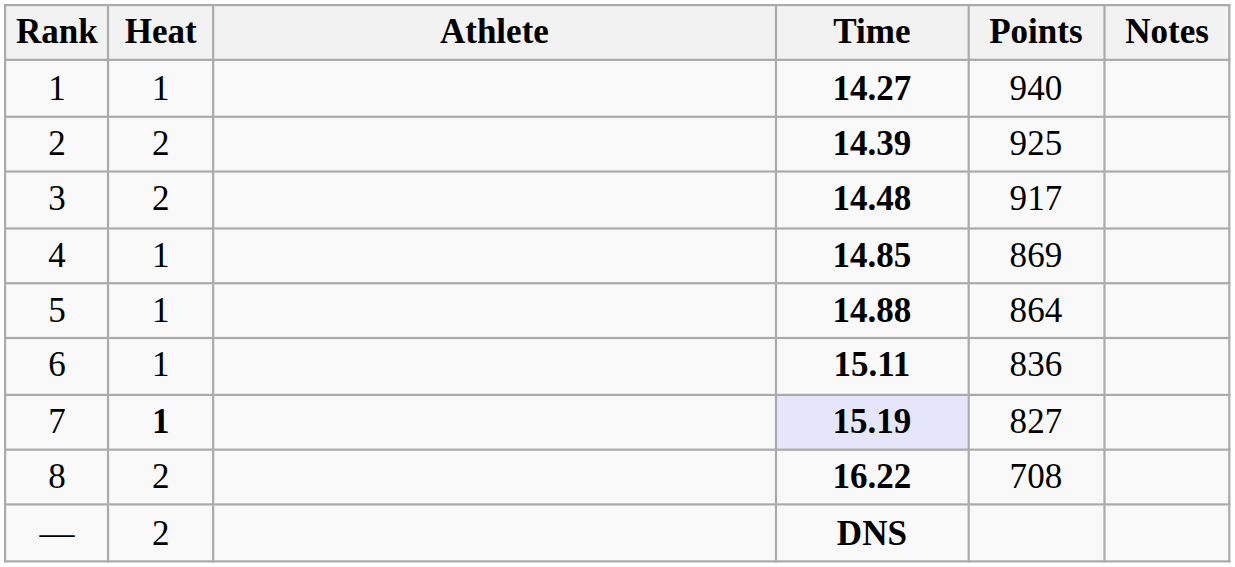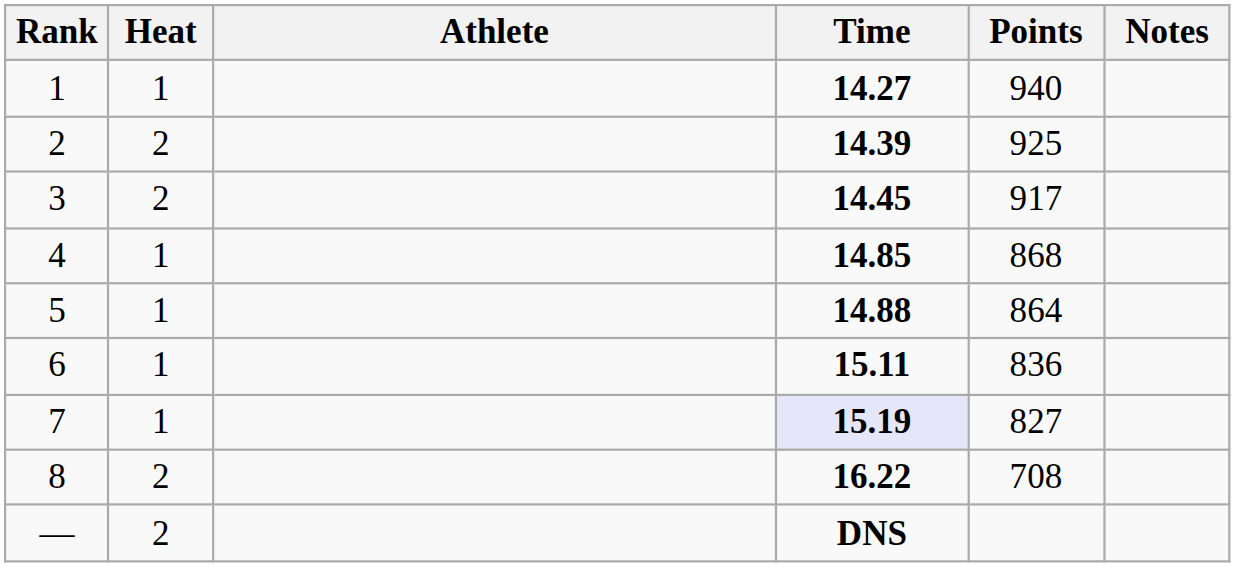(872, 198) 14.48 -> (872, 198) 14.45
(1036, 254) 869 -> (1036, 254) 868
(161, 421) bold -> (161, 421) normal
